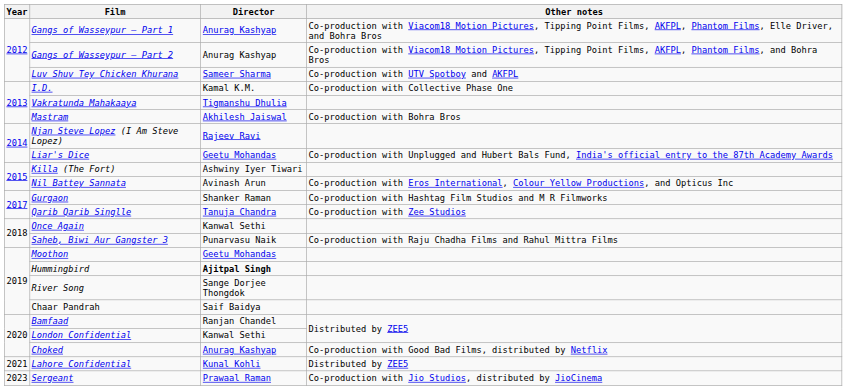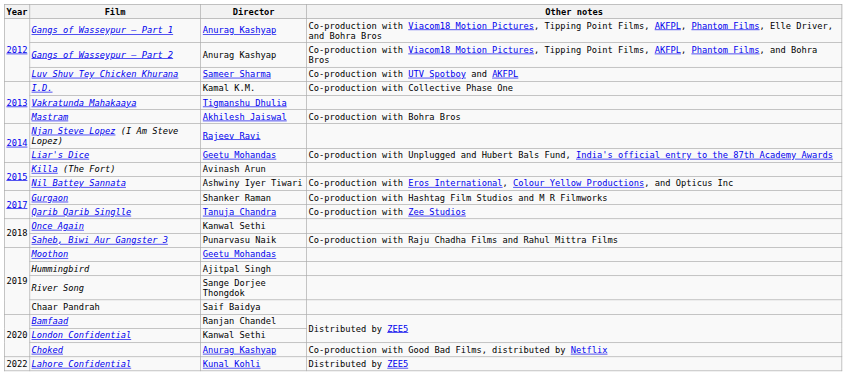(253, 169) Ashwiny Iyer Tiwari -> (234, 169) Avinash Arun
(234, 184) Avinash Arun -> (253, 184) Ashwiny Iyer Tiwari
(237, 269) bold -> (237, 269) normal
(17, 364) 2021 -> (17, 364) 2022
- row: (53, 378)
